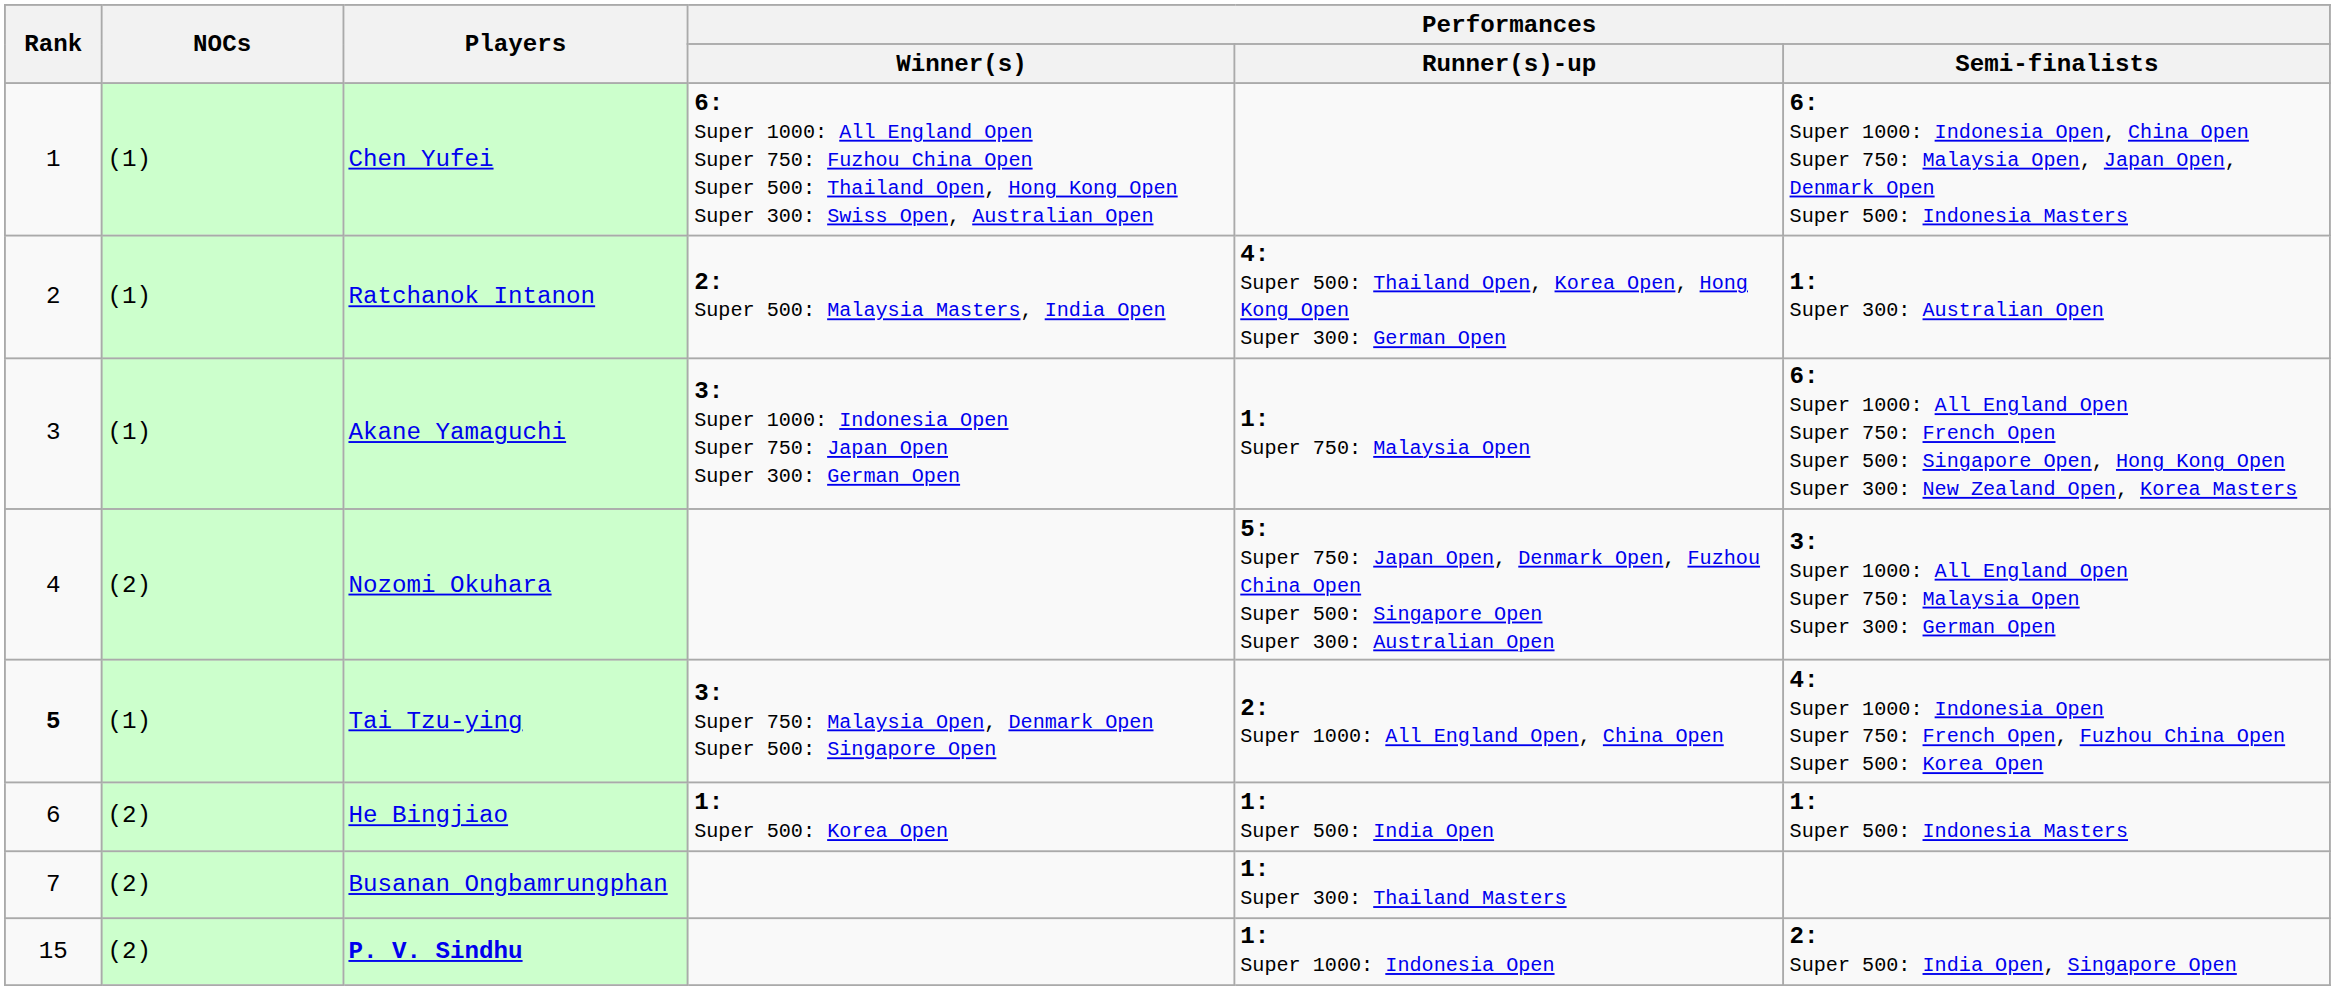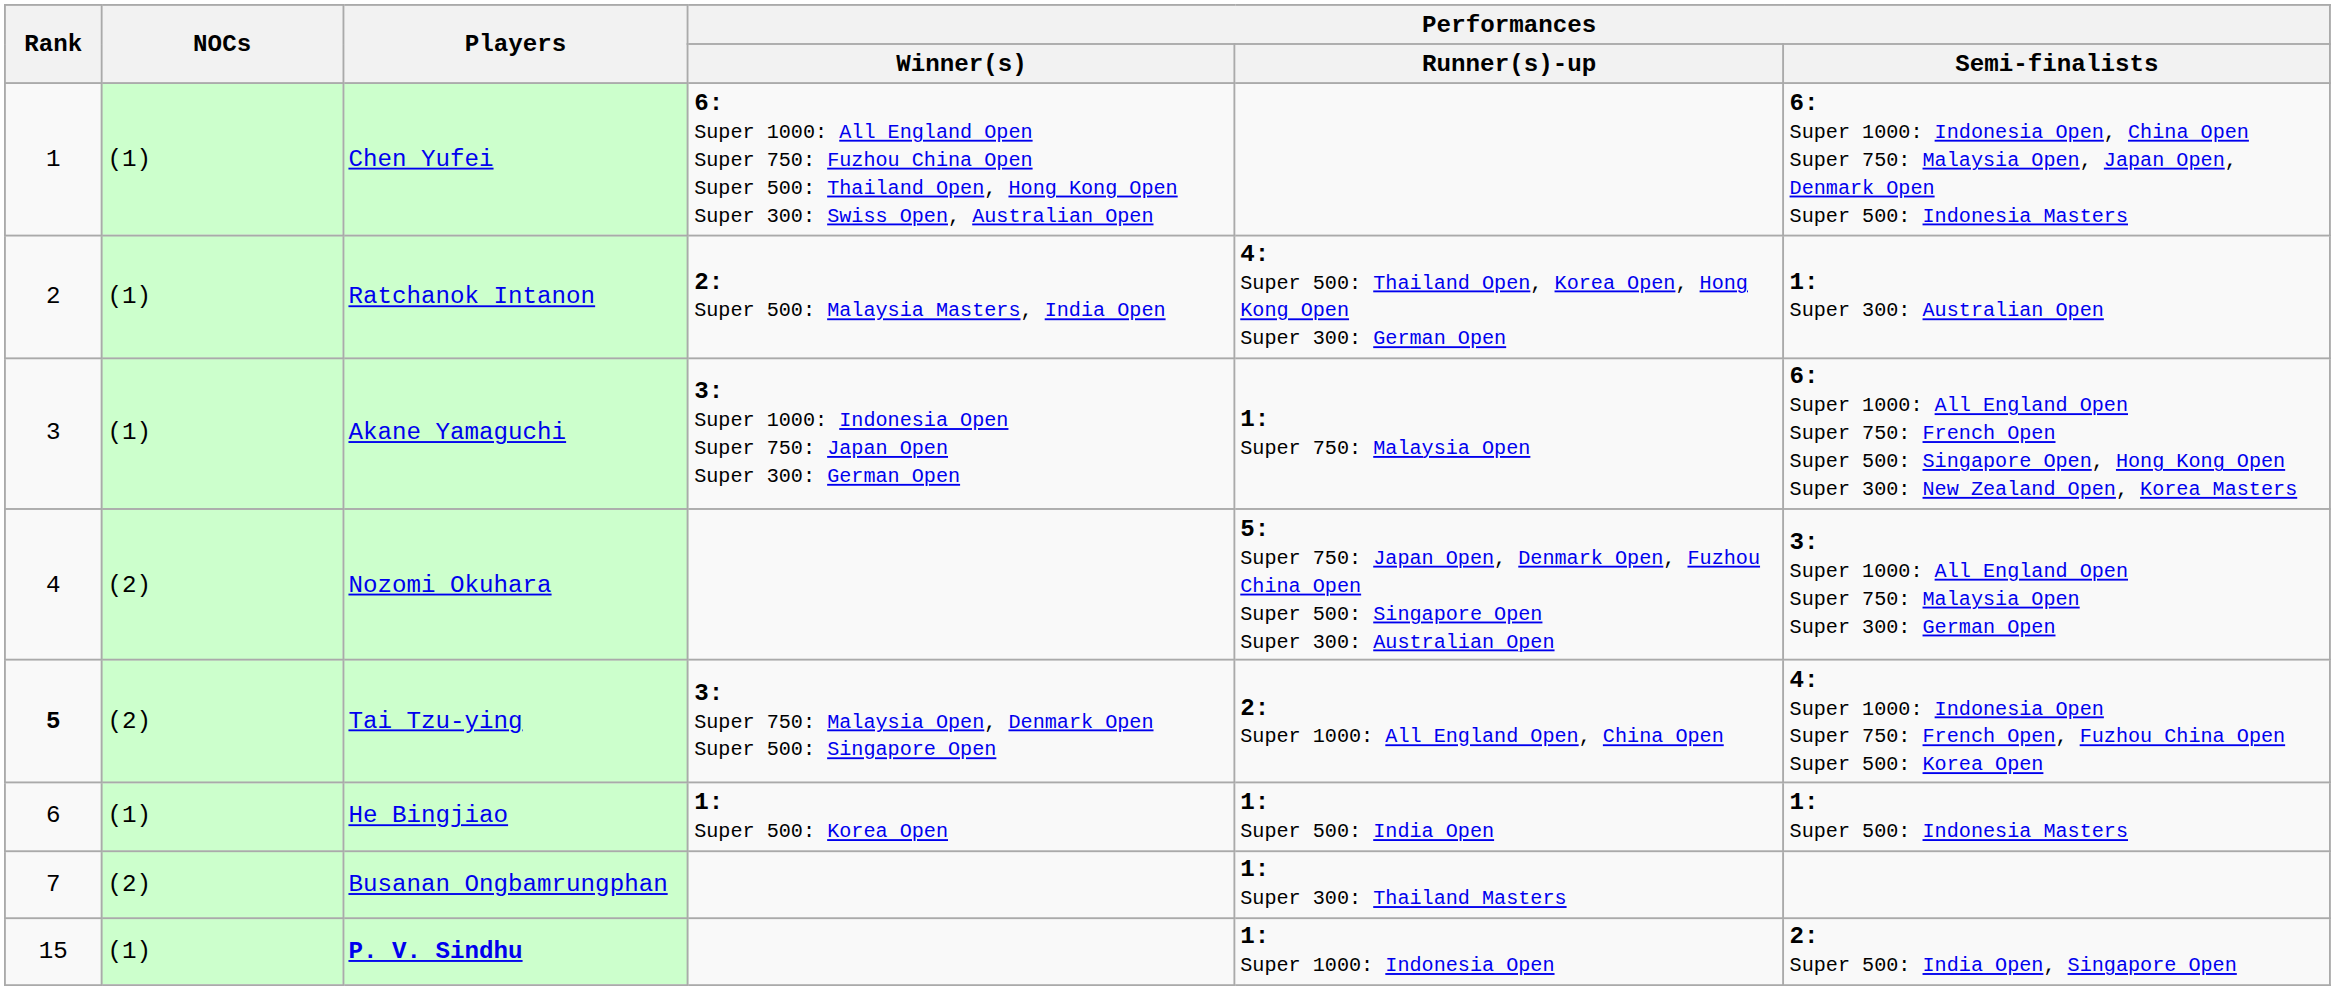(129, 721) (1) -> (129, 721) (2)
(129, 817) (2) -> (129, 817) (1)
(129, 951) (2) -> (129, 951) (1)
